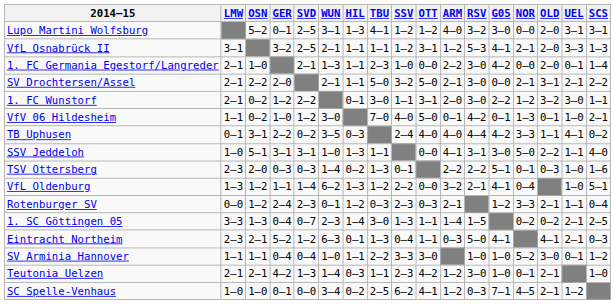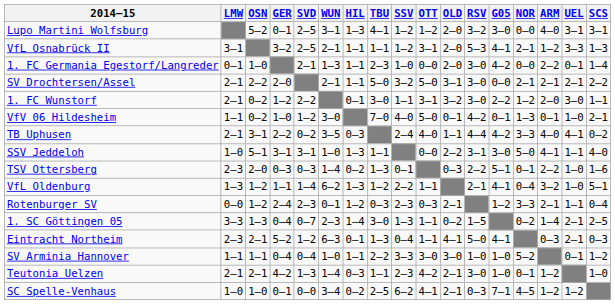columns swapped: (550, 13) <-> (452, 13)
(233, 65) 2–1 -> (233, 65) 0–1
(233, 135) 0–1 -> (233, 135) 2–1
(428, 187) 0–0 -> (428, 187) 1–1
